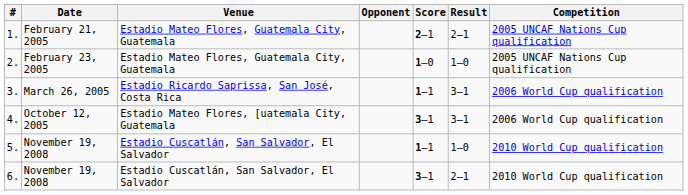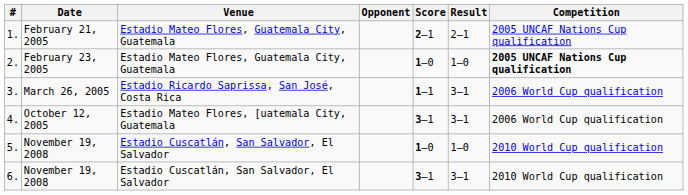(559, 63) normal -> (559, 63) bold
(424, 148) 1–1 -> (424, 148) 1–0
(460, 176) 2–1 -> (460, 176) 3–1
